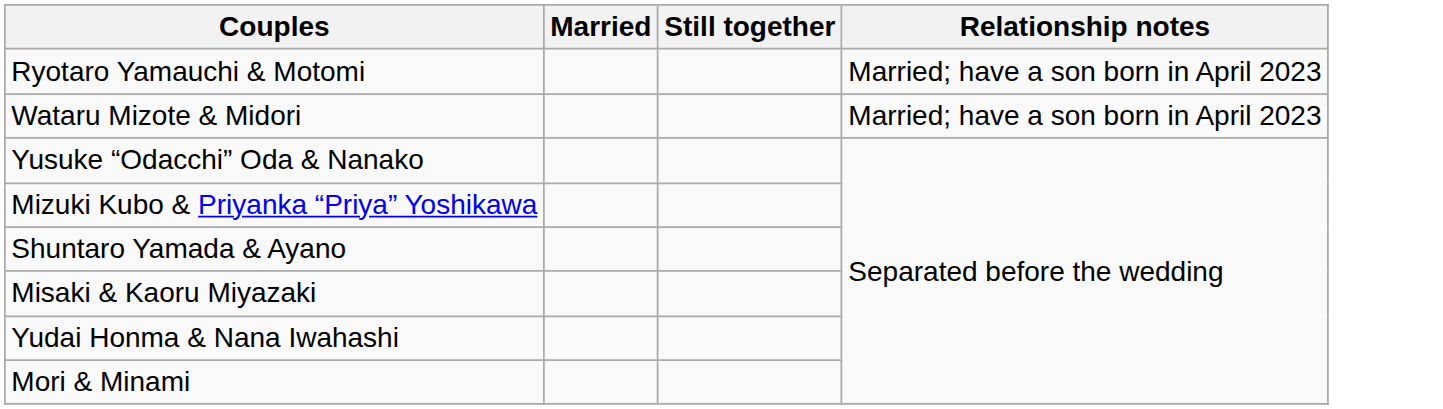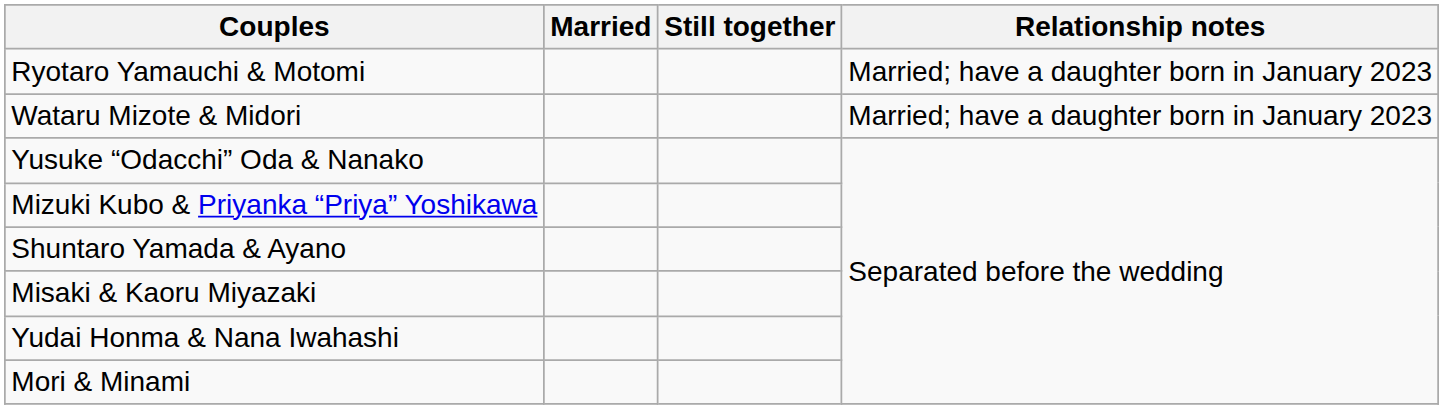(1085, 71) Married; have a son born in April 2023 -> (1140, 71) Married; have a daughter born in January 2023
(1085, 115) Married; have a son born in April 2023 -> (1140, 115) Married; have a daughter born in January 2023
